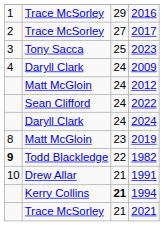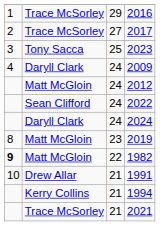(67, 157) Todd Blackledge -> (58, 157) Matt McGloin
(120, 193) bold -> (116, 193) normal
